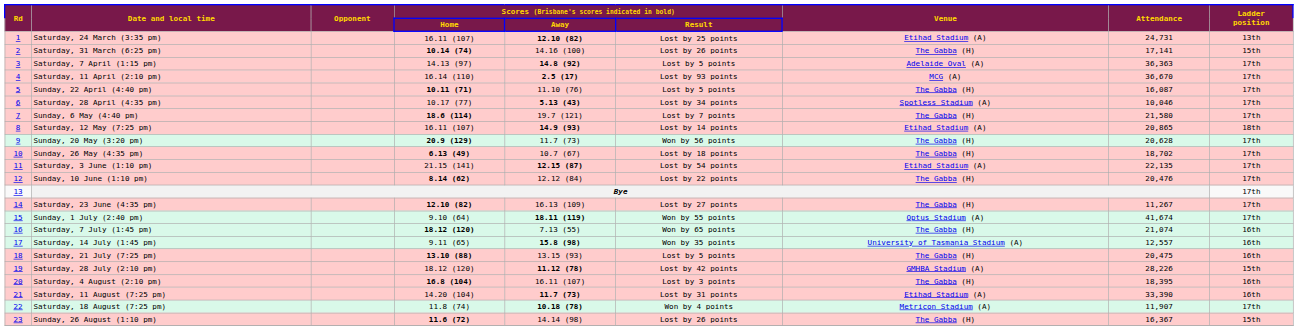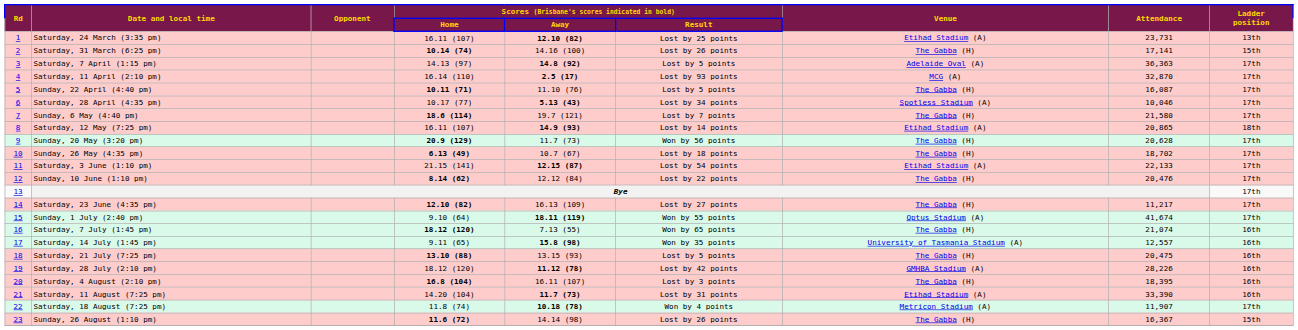(1159, 38) 24,731 -> (1159, 38) 23,731
(1159, 76) 36,670 -> (1159, 76) 32,870
(1159, 166) 22,135 -> (1159, 166) 22,133
(1159, 204) 11,267 -> (1159, 204) 11,217
(1251, 268) 15th -> (1251, 268) 16th
